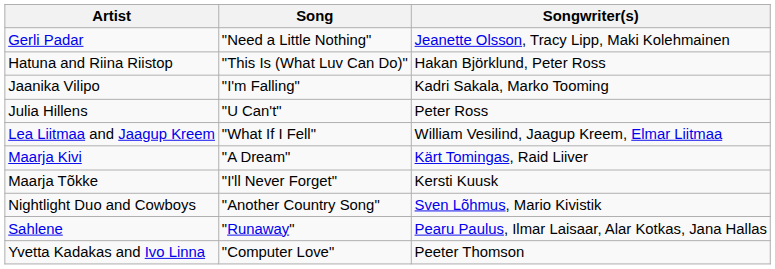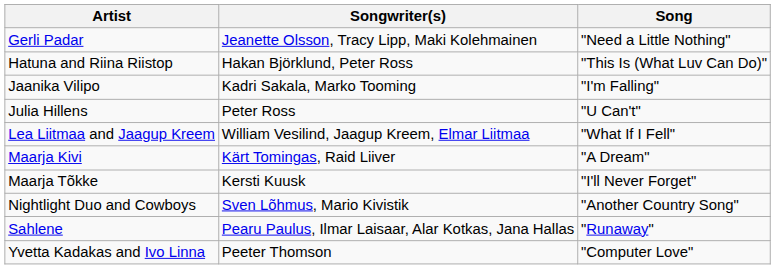columns swapped: (315, 16) <-> (591, 16)
